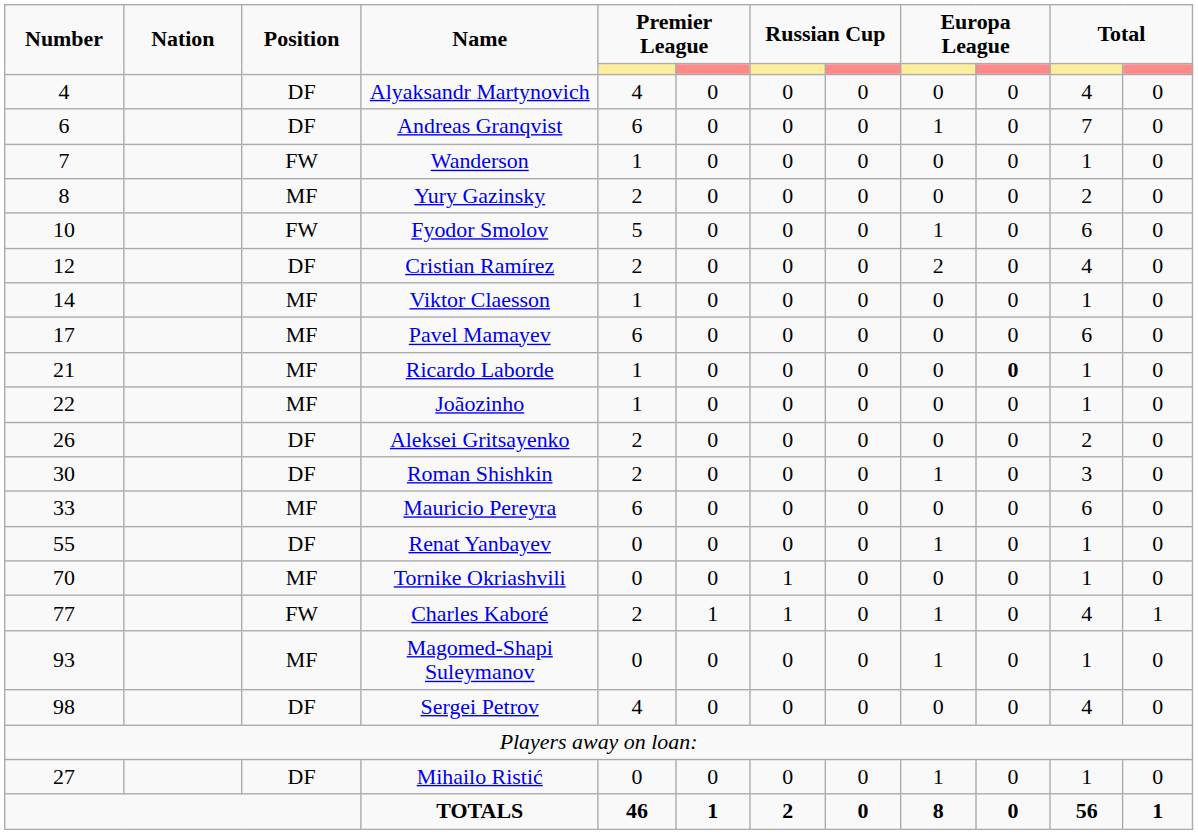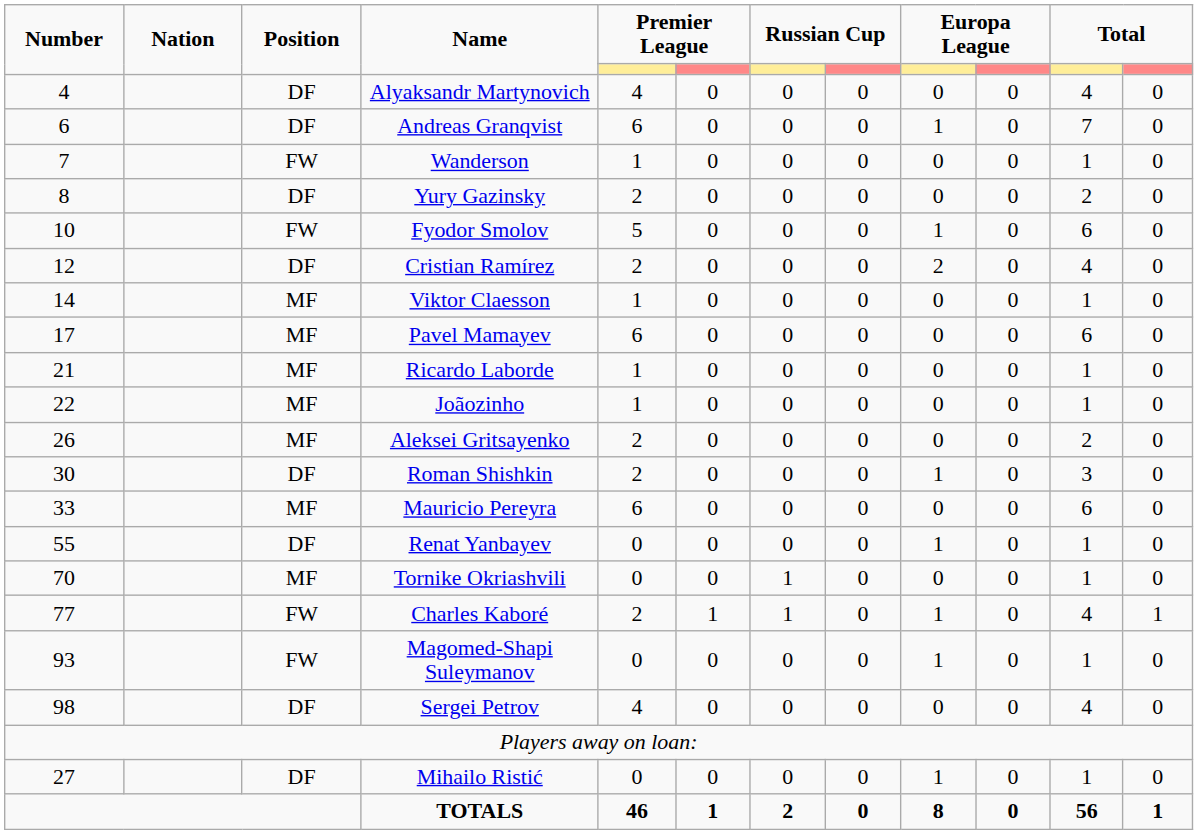(302, 195) MF -> (302, 195) DF
(1013, 369) bold -> (1013, 369) normal
(302, 439) DF -> (302, 439) MF
(302, 659) MF -> (302, 659) FW
